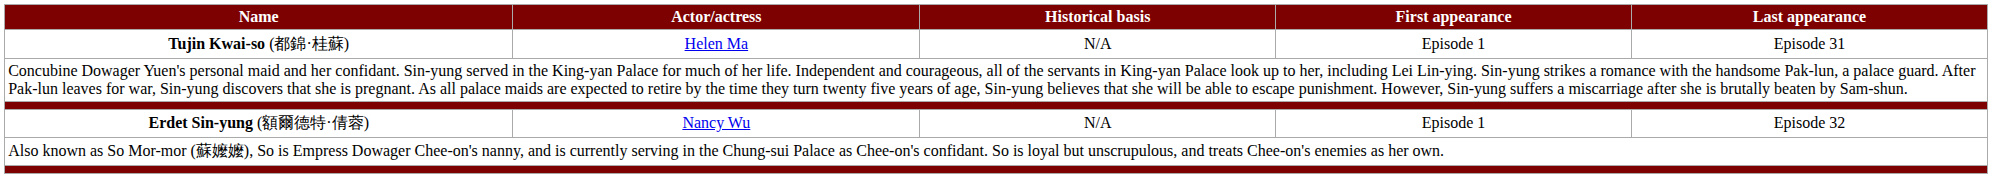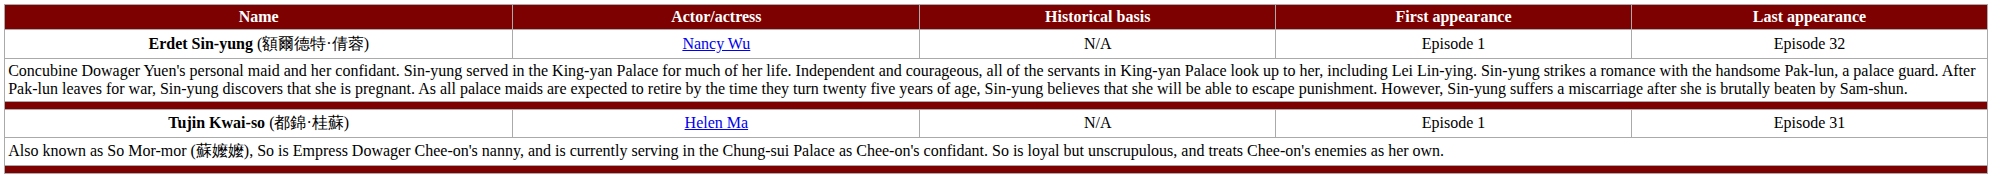rows swapped: (259, 122) <-> (259, 43)
